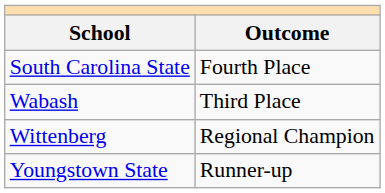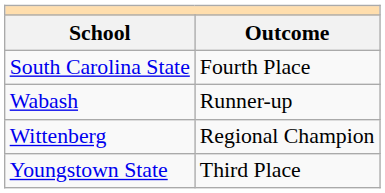(250, 101) Third Place -> (246, 101) Runner-up
(246, 170) Runner-up -> (250, 170) Third Place
